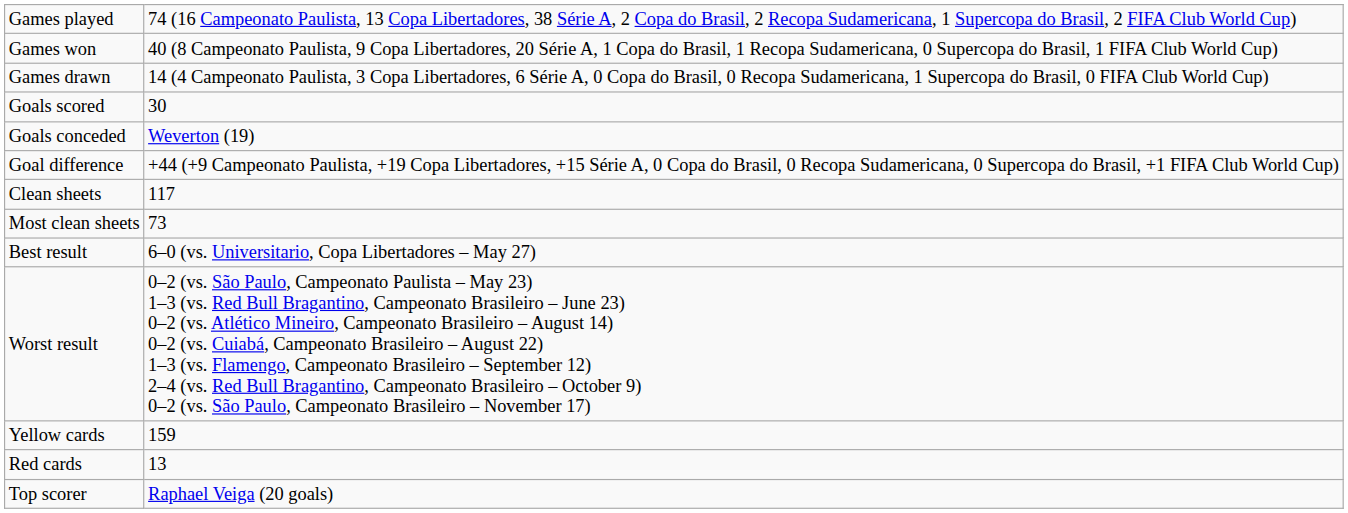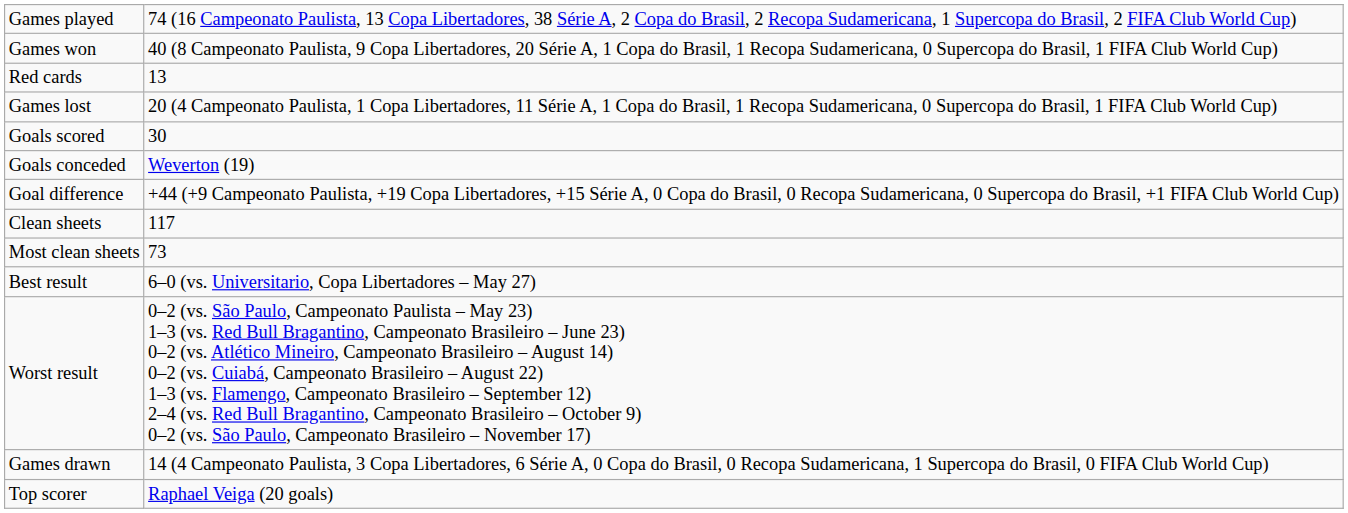rows swapped: (60, 77) <-> (45, 464)
+ row: (50, 106)
- row: (57, 435)
